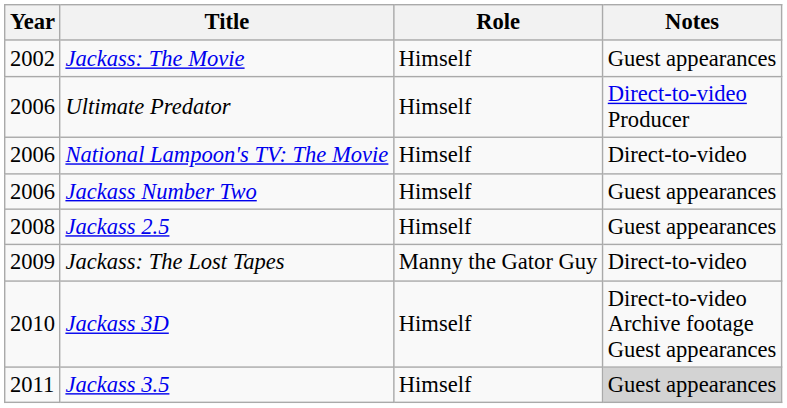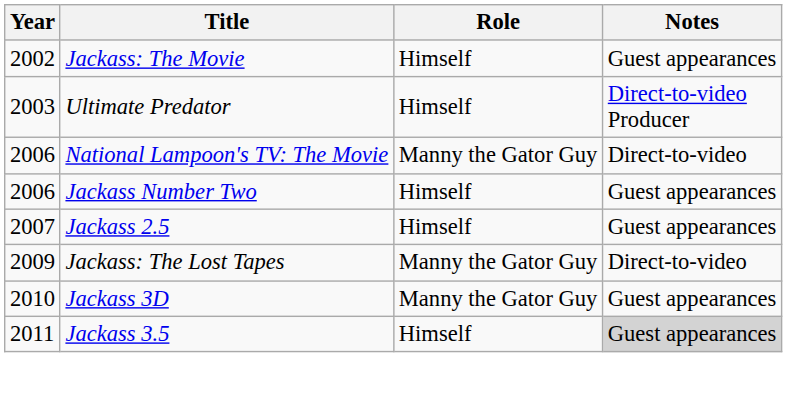(32, 106) 2006 -> (32, 106) 2003
(435, 155) Himself -> (498, 155) Manny the Gator Guy
(32, 226) 2008 -> (32, 226) 2007
(435, 323) Himself -> (498, 298) Manny the Gator Guy
(692, 323) Direct-to-video Archive footage Guest appearances -> (692, 298) Guest appearances
